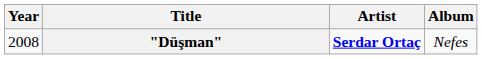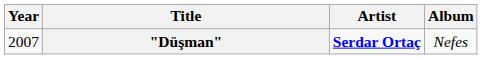(24, 41) 2008 -> (24, 41) 2007
